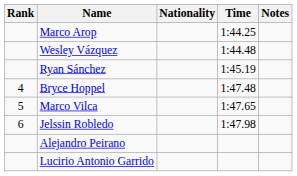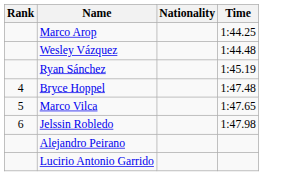- column: (275, 13)
